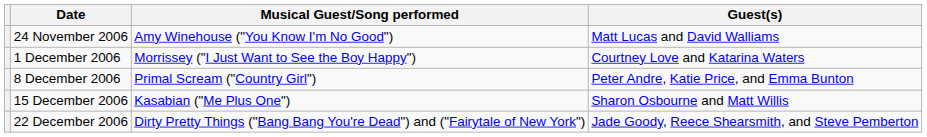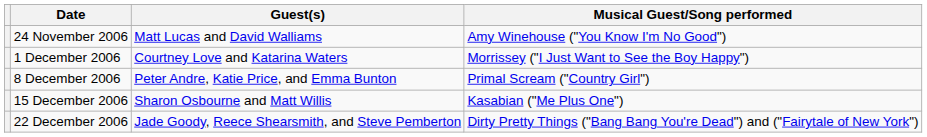columns swapped: (755, 15) <-> (360, 15)
